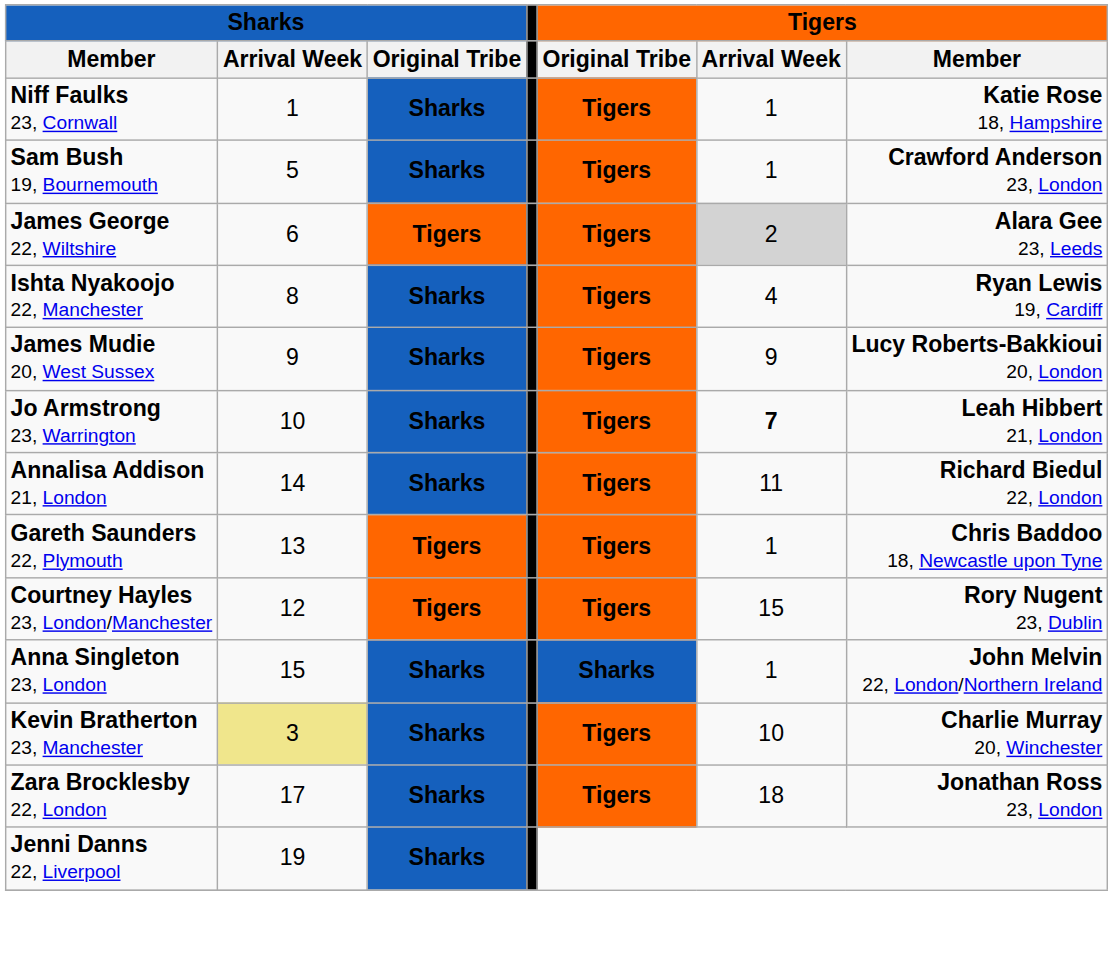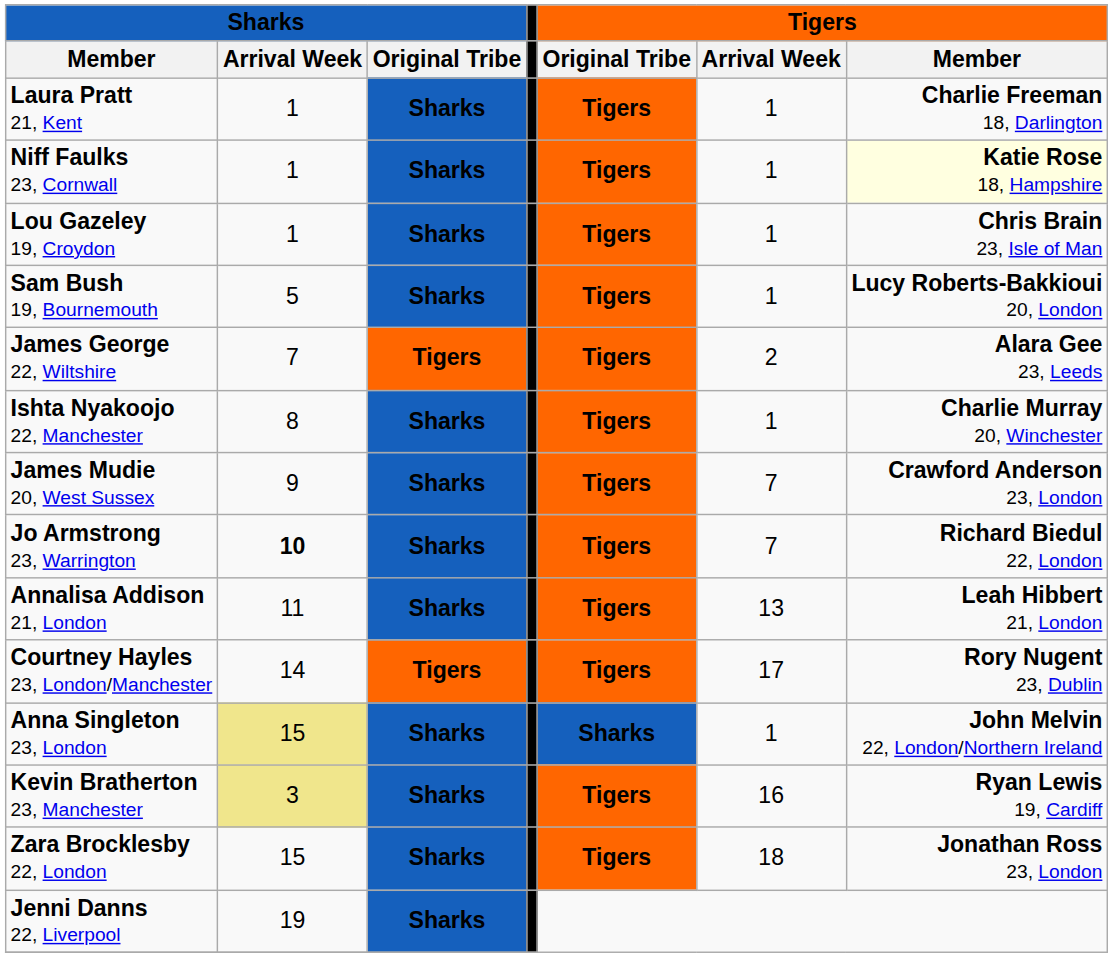+ row: (71, 108)
(1040, 108) no background -> (1040, 171) lightyellow background
+ row: (78, 233)
(995, 171) Crawford Anderson 23, London -> (977, 296) Lucy Roberts-Bakkioui 20, London
(292, 233) 6 -> (292, 358) 7
(771, 233) lightgrey background -> (771, 358) no background
(771, 296) 4 -> (771, 421) 1
(1039, 296) Ryan Lewis 19, Cardiff -> (1022, 421) Charlie Murray 20, Winchester
(771, 358) 9 -> (771, 483) 7
(977, 358) Lucy Roberts-Bakkioui 20, London -> (995, 483) Crawford Anderson 23, London
(292, 421) normal -> (292, 546) bold
(771, 421) bold -> (771, 546) normal
(1032, 421) Leah Hibbert 21, London -> (1021, 546) Richard Biedul 22, London
(292, 483) 14 -> (292, 608) 11
(771, 483) 11 -> (771, 608) 13
(1021, 483) Richard Biedul 22, London -> (1032, 608) Leah Hibbert 21, London
- row: (103, 546)
(292, 608) 12 -> (292, 670) 14
(771, 608) 15 -> (771, 670) 17
(292, 670) no background -> (292, 733) khaki background
(771, 733) 10 -> (771, 795) 16
(1022, 733) Charlie Murray 20, Winchester -> (1039, 795) Ryan Lewis 19, Cardiff
(292, 795) 17 -> (292, 858) 15
